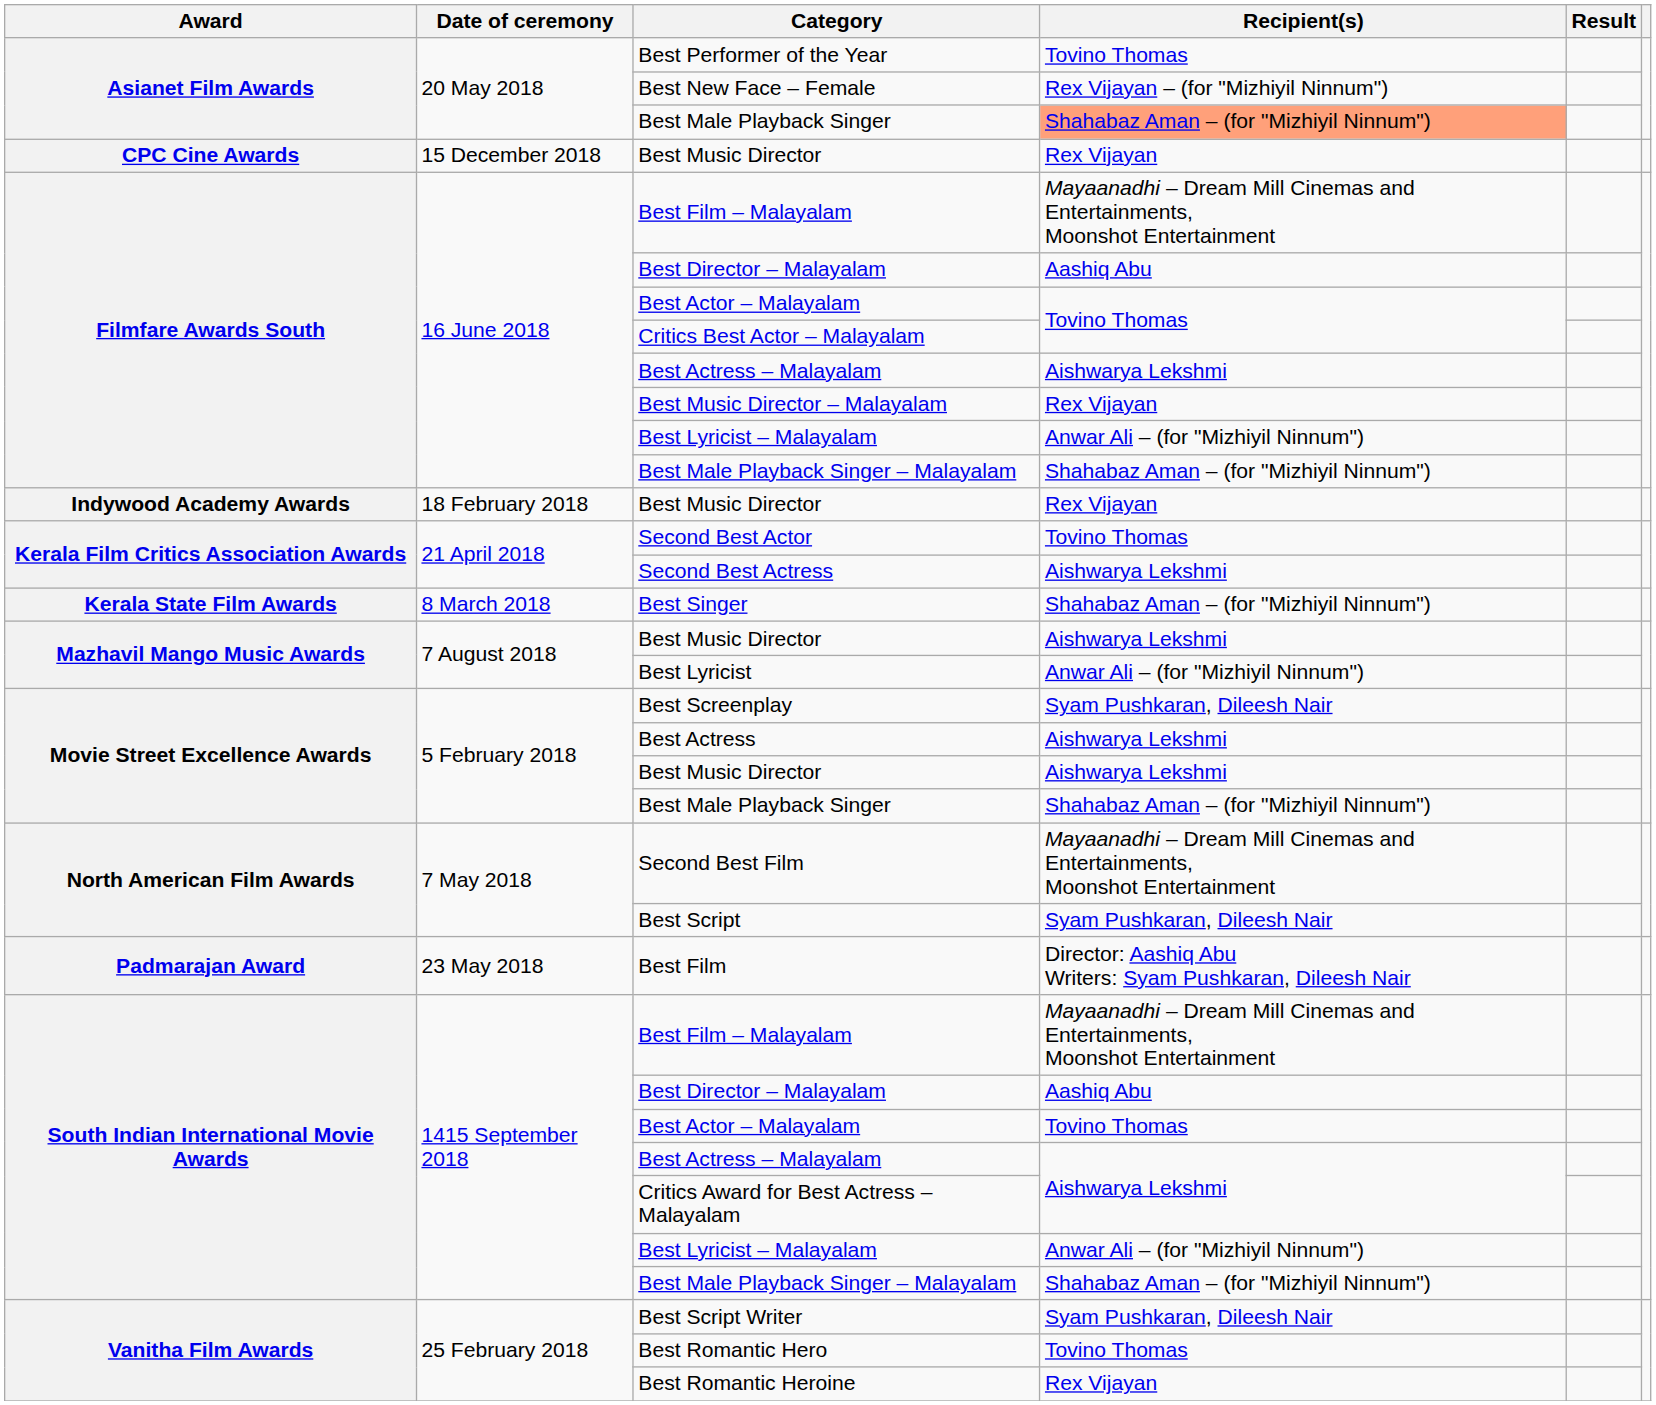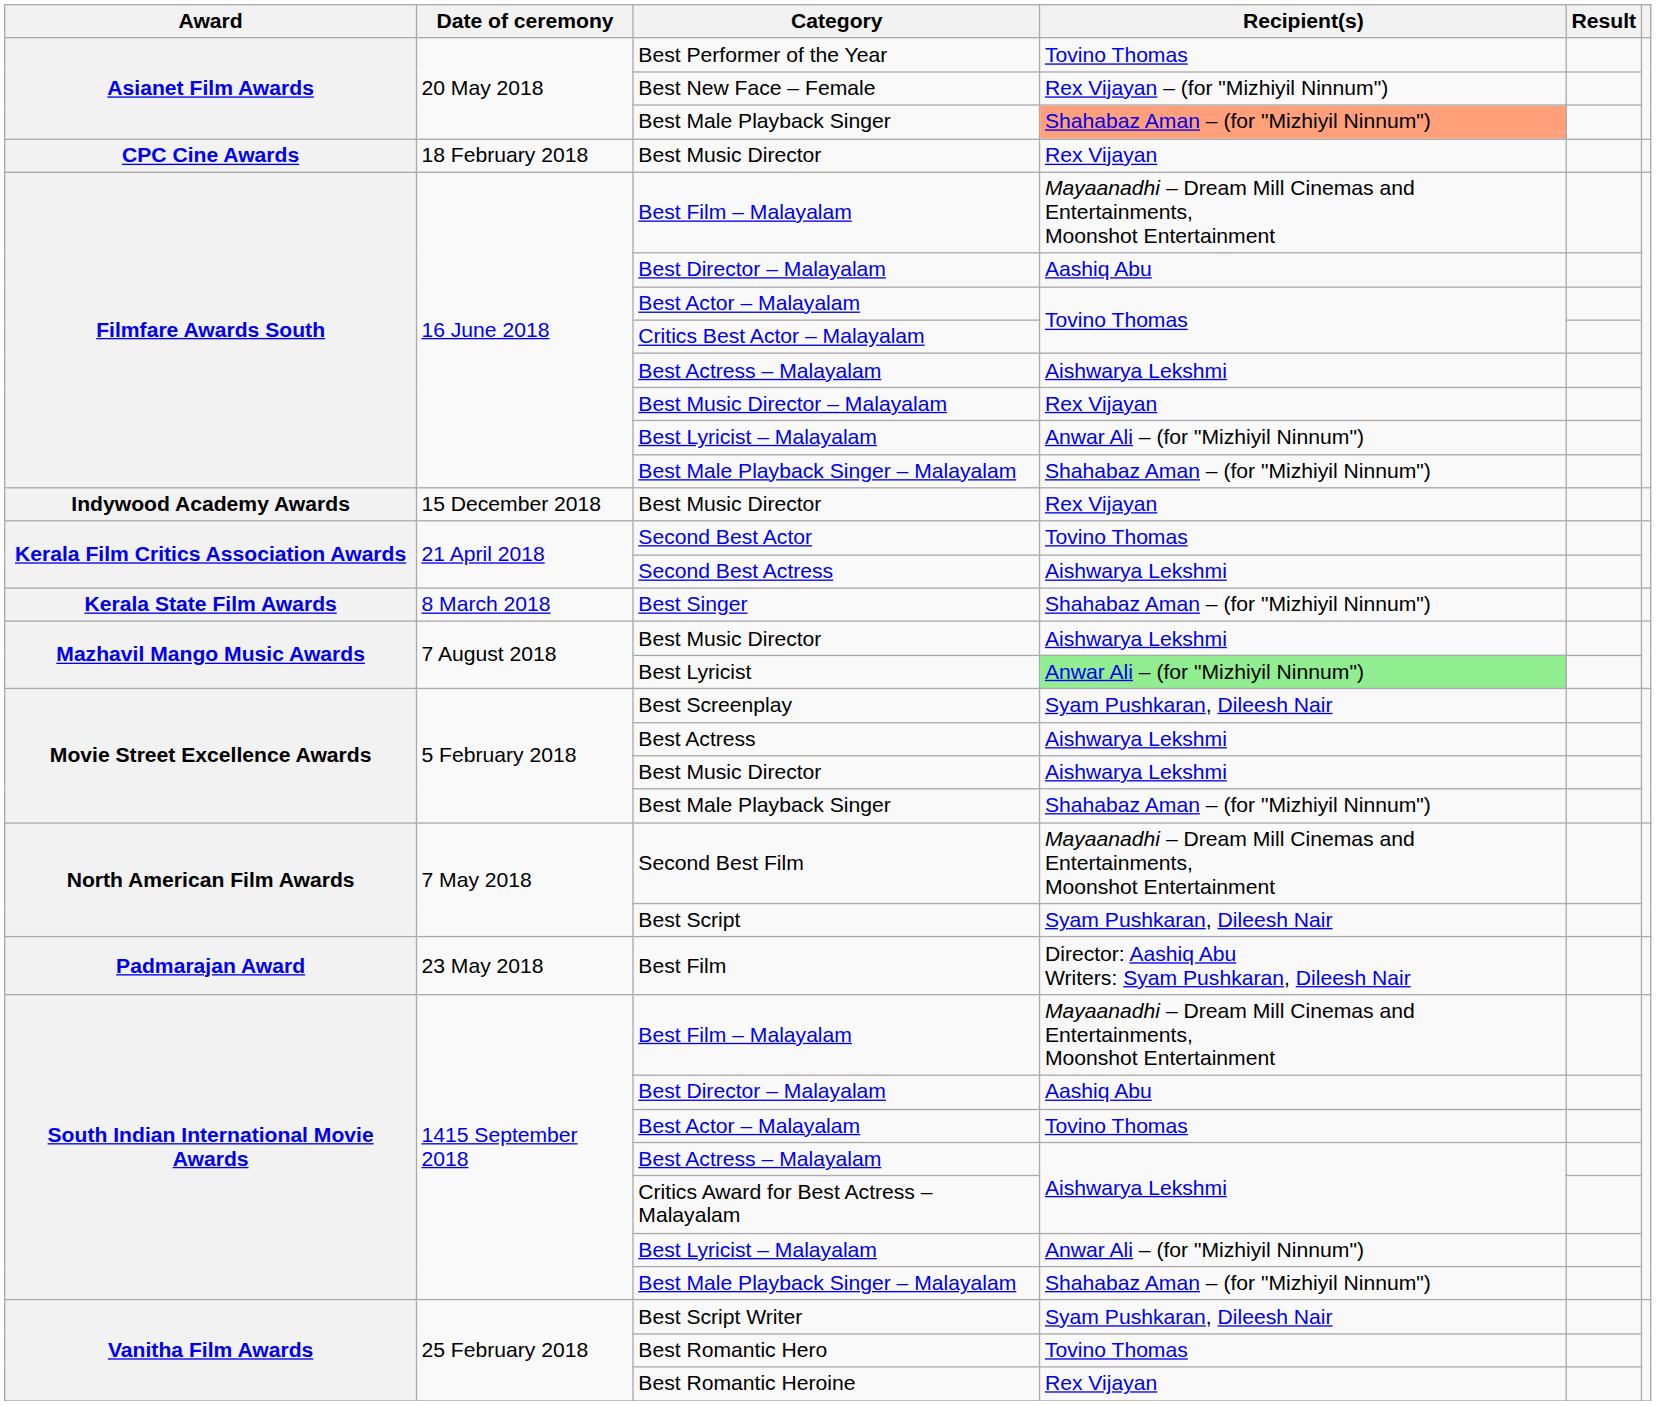(511, 155) 15 December 2018 -> (505, 155) 18 February 2018
(505, 504) 18 February 2018 -> (511, 504) 15 December 2018
(1204, 671) no background -> (1204, 671) lightgreen background
